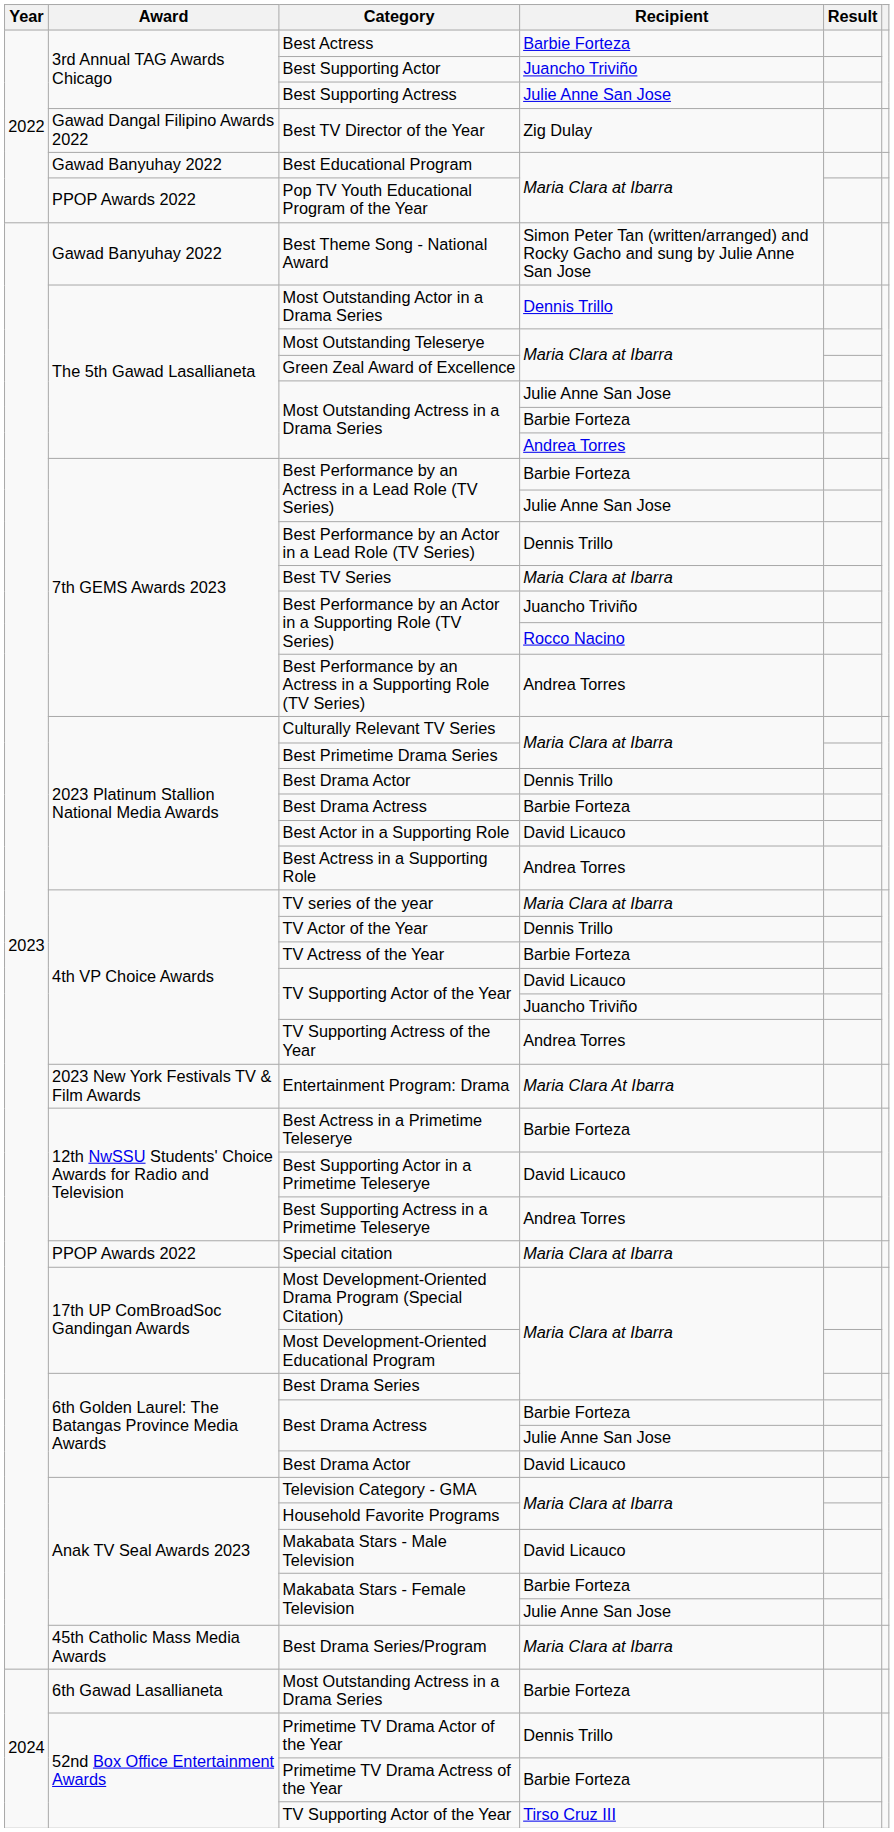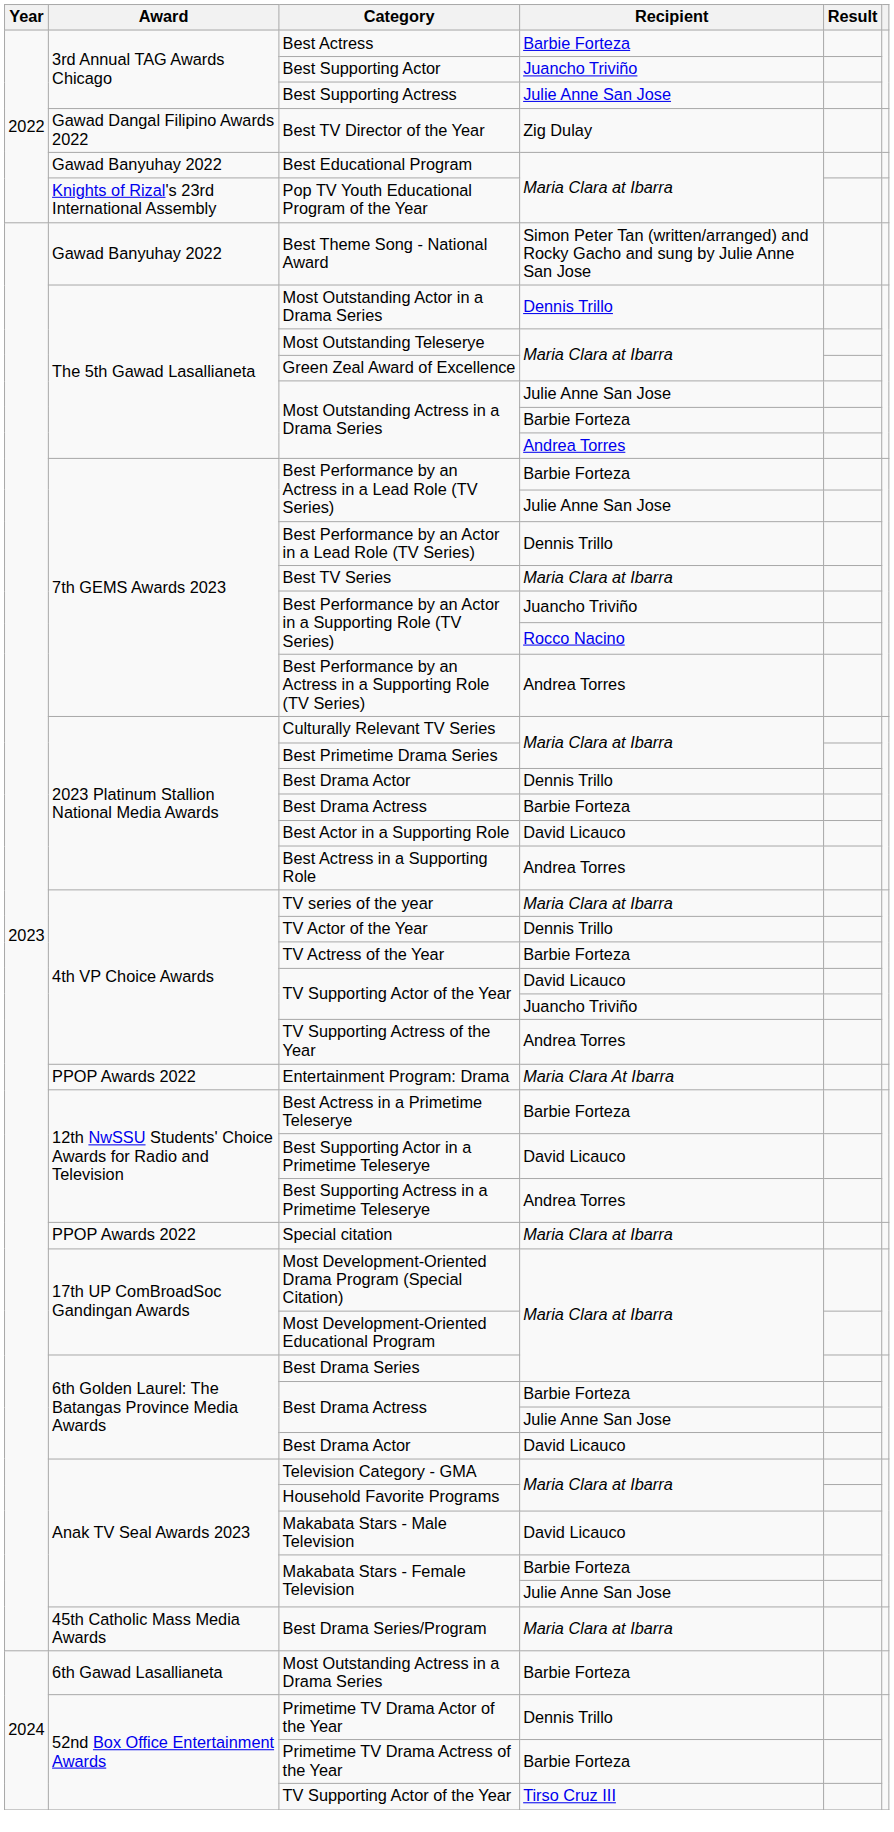(124, 200) PPOP Awards 2022 -> (134, 200) Knights of Rizal's 23rd International Assembly
(162, 1086) 2023 New York Festivals TV & Film Awards -> (124, 1076) PPOP Awards 2022
